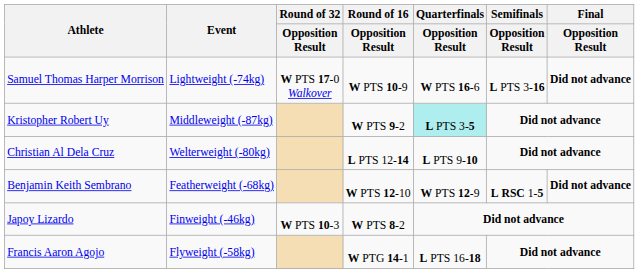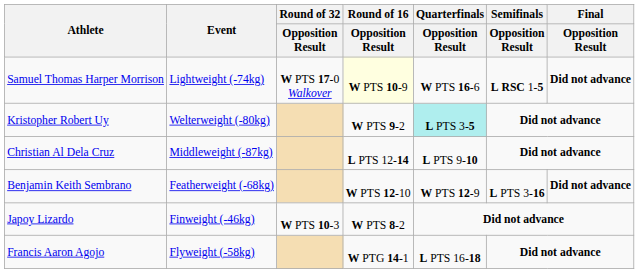(378, 87) no background -> (378, 87) lightyellow background
(517, 87) L PTS 3-16 -> (517, 87) L RSC 1-5
(221, 120) Middleweight (-87kg) -> (220, 120) Welterweight (-80kg)
(220, 153) Welterweight (-80kg) -> (221, 153) Middleweight (-87kg)
(517, 193) L RSC 1-5 -> (517, 193) L PTS 3-16
